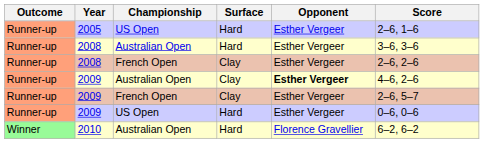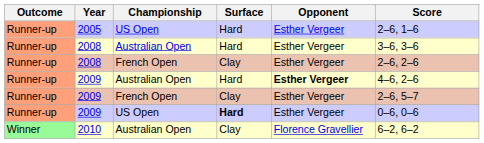(230, 79) Clay -> (231, 79) Hard
(231, 113) normal -> (231, 113) bold
(231, 130) Hard -> (230, 130) Clay
